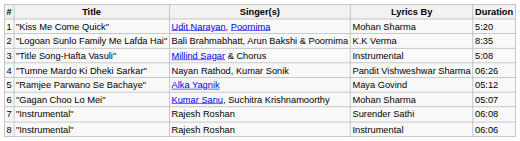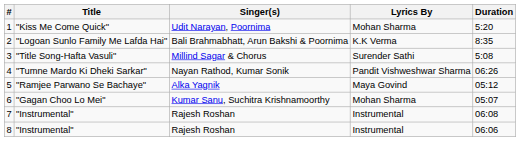(378, 56) Instrumental -> (383, 56) Surender Sathi
(383, 115) Surender Sathi -> (378, 115) Instrumental
